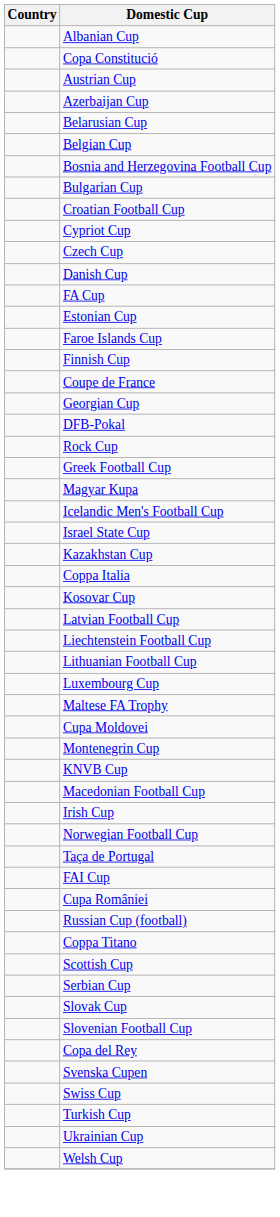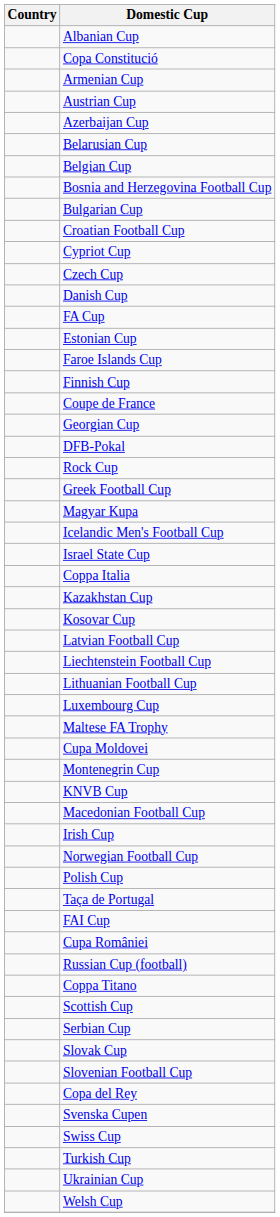+ row: (103, 79)
rows swapped: (96, 576) <-> (108, 554)
+ row: (93, 878)
